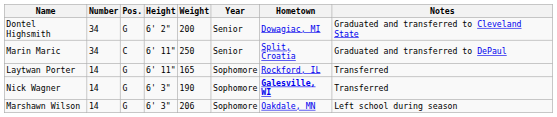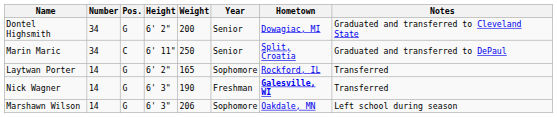(161, 70) 6' 11" -> (158, 70) 6' 2"
(235, 88) Sophomore -> (233, 88) Freshman
